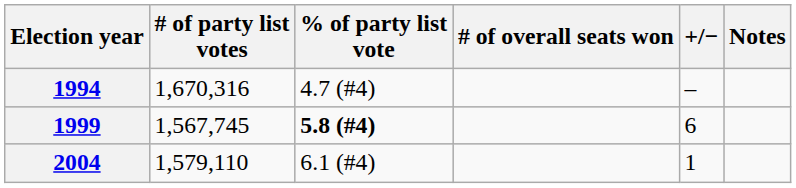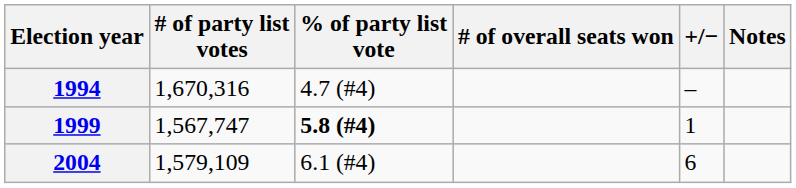(202, 125) 1,567,745 -> (202, 125) 1,567,747
(691, 125) 6 -> (691, 125) 1
(202, 162) 1,579,110 -> (202, 162) 1,579,109
(691, 162) 1 -> (691, 162) 6
